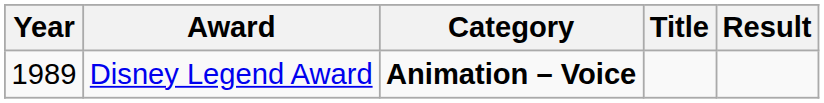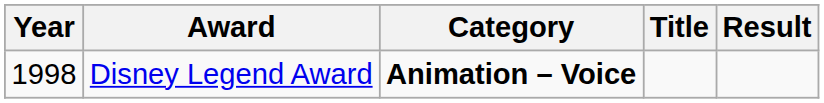(44, 73) 1989 -> (44, 73) 1998
